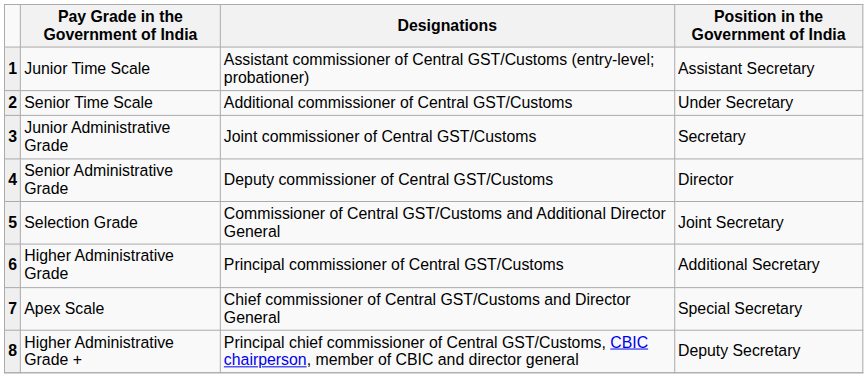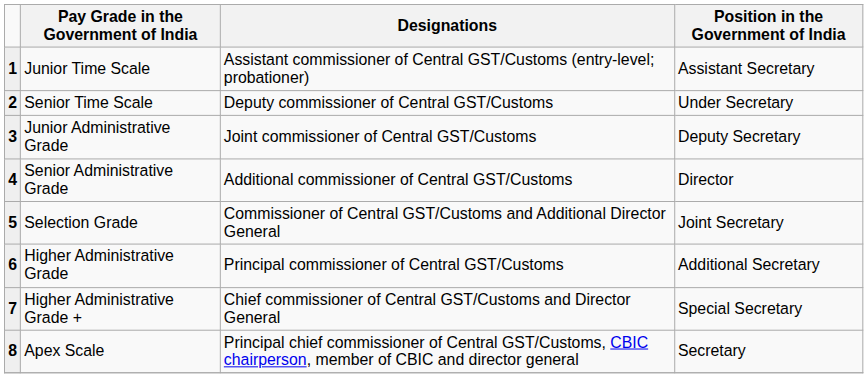(398, 102) Additional commissioner of Central GST/Customs -> (388, 102) Deputy commissioner of Central GST/Customs
(712, 136) Secretary -> (739, 136) Deputy Secretary
(388, 179) Deputy commissioner of Central GST/Customs -> (398, 179) Additional commissioner of Central GST/Customs
(64, 308) Apex Scale -> (99, 308) Higher Administrative Grade +
(99, 351) Higher Administrative Grade + -> (64, 351) Apex Scale
(739, 351) Deputy Secretary -> (712, 351) Secretary
